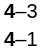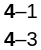rows swapped: (21, 12) <-> (21, 39)
